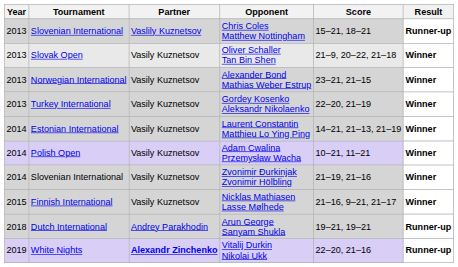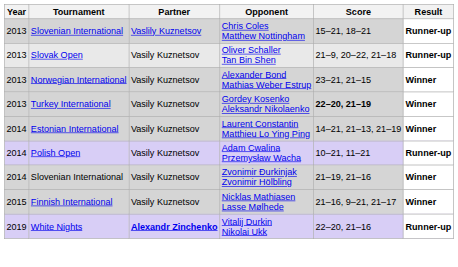(421, 56) Winner -> (428, 56) Runner-up
(343, 104) normal -> (343, 104) bold
(421, 153) Winner -> (428, 153) Runner-up
- row: (254, 227)
